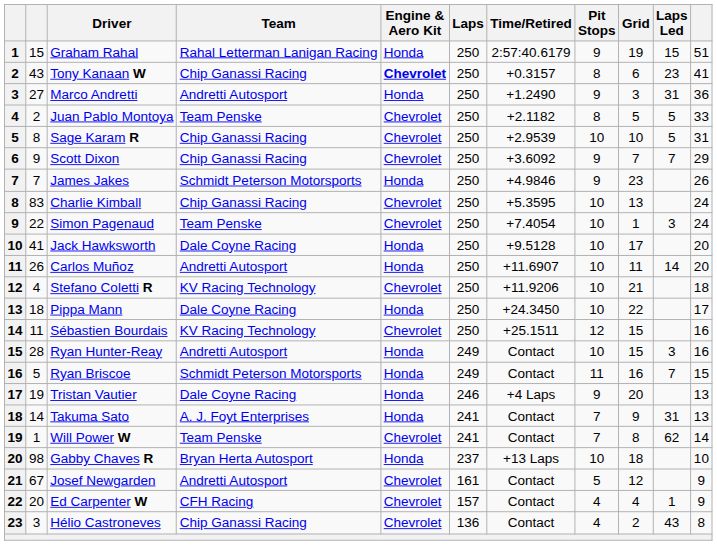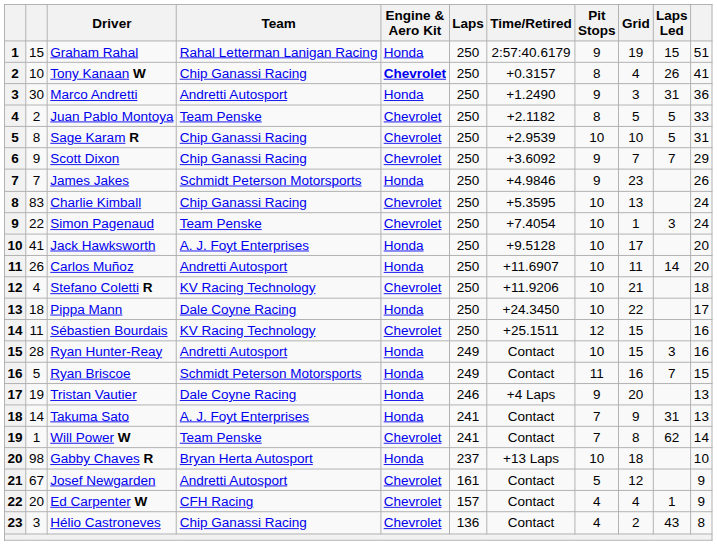(36, 73) 43 -> (36, 73) 10
(636, 73) 6 -> (636, 73) 4
(672, 73) 23 -> (672, 73) 26
(36, 95) 27 -> (36, 95) 30
(238, 245) Dale Coyne Racing -> (244, 245) A. J. Foyt Enterprises
